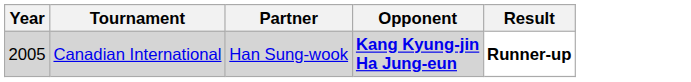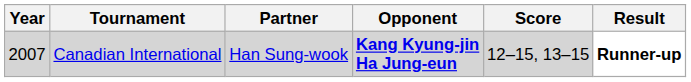+ column: (538, 18)
(27, 54) 2005 -> (27, 54) 2007
